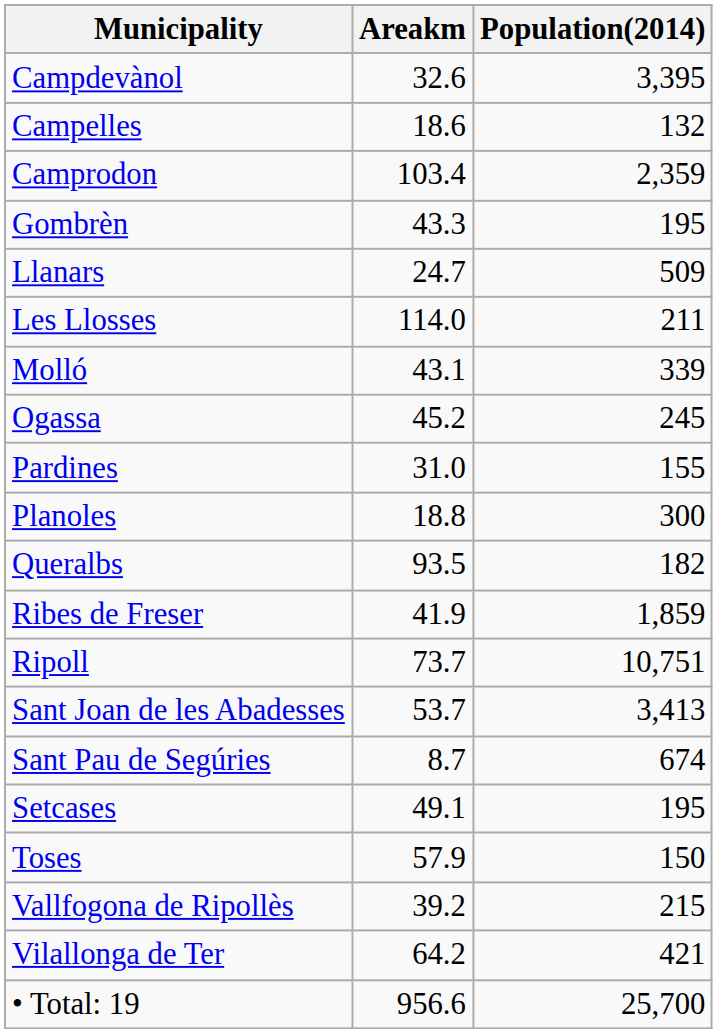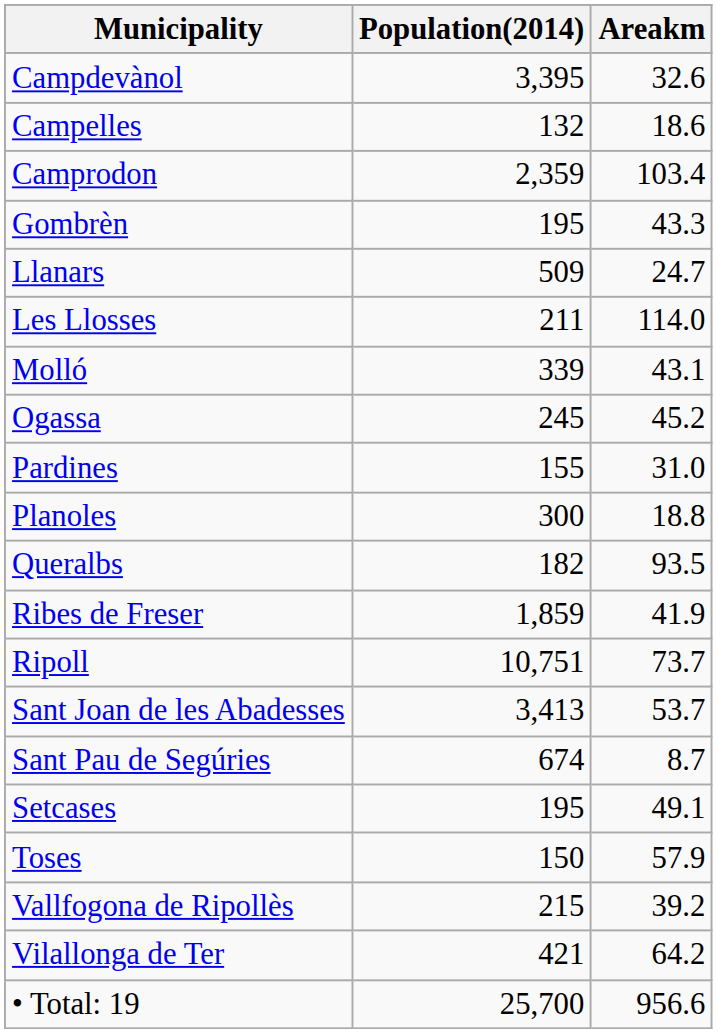columns swapped: (593, 28) <-> (412, 28)
